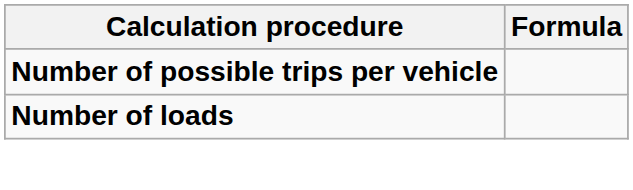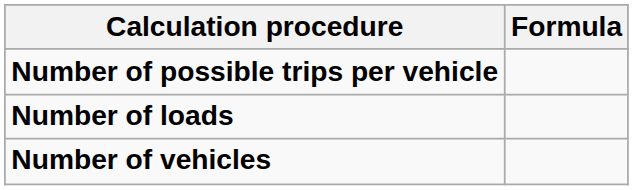+ row: (141, 160)
